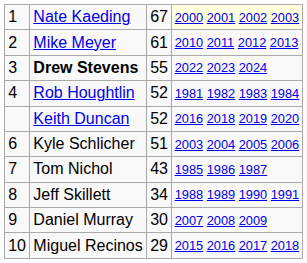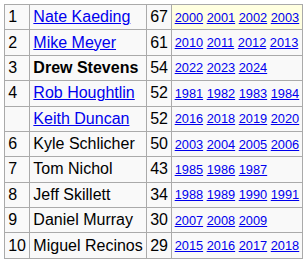(159, 67) 55 -> (159, 67) 54
(159, 144) 51 -> (159, 144) 50
